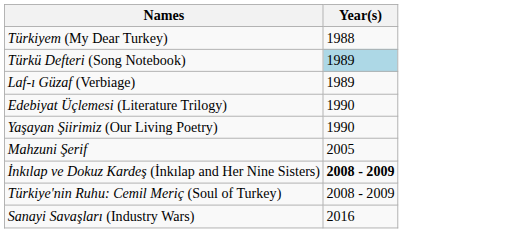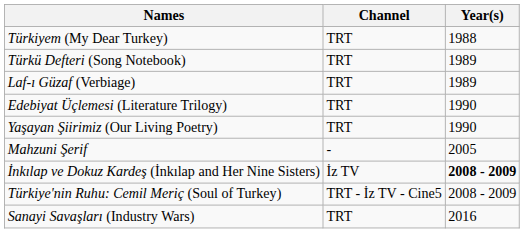+ column: (384, 15)
(341, 60) lightblue background -> (462, 60) no background
